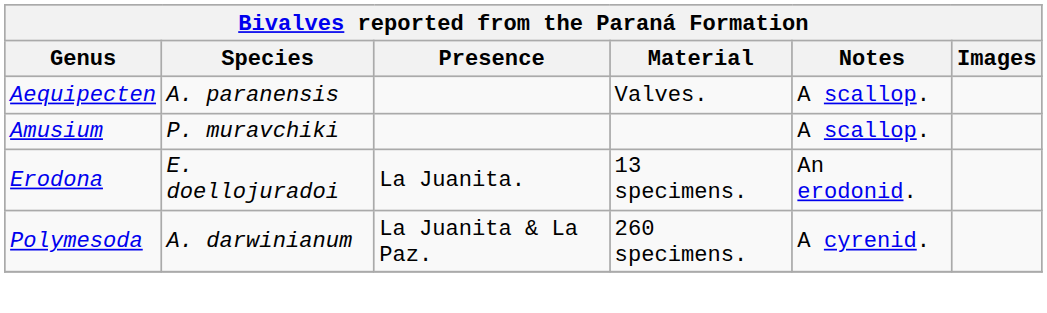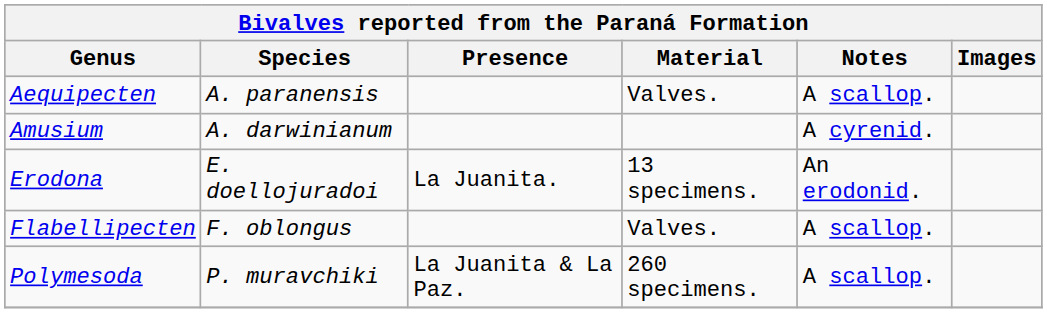(253, 131) P. muravchiki -> (299, 131) A. darwinianum
(864, 131) A scallop. -> (869, 131) A cyrenid.
+ row: (103, 228)
(259, 241) A. darwinianum -> (293, 277) P. muravchiki
(864, 241) A cyrenid. -> (869, 277) A scallop.
